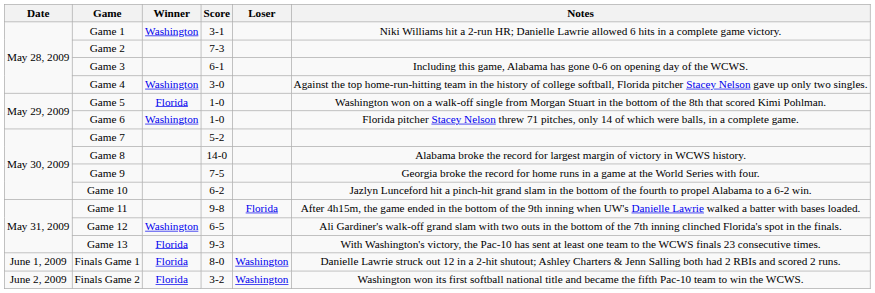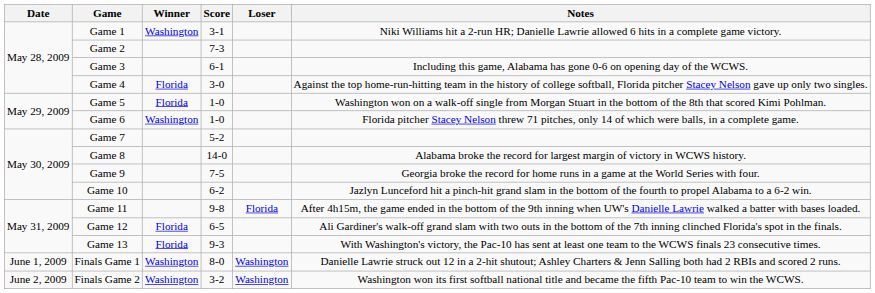(172, 84) Washington -> (172, 84) Florida
(172, 226) Washington -> (172, 226) Florida
(172, 262) Florida -> (172, 262) Washington
(172, 279) Florida -> (172, 279) Washington
